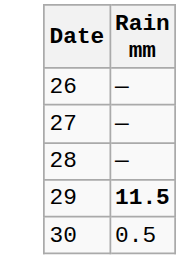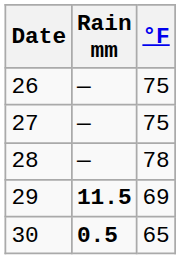+ column: (156, 37)
(136, 235) normal -> (97, 235) bold
